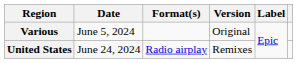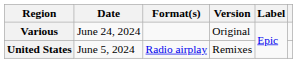(106, 31) June 5, 2024 -> (109, 31) June 24, 2024
(109, 49) June 24, 2024 -> (106, 49) June 5, 2024
